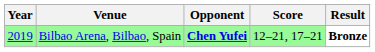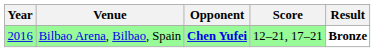(20, 36) 2019 -> (20, 36) 2016
